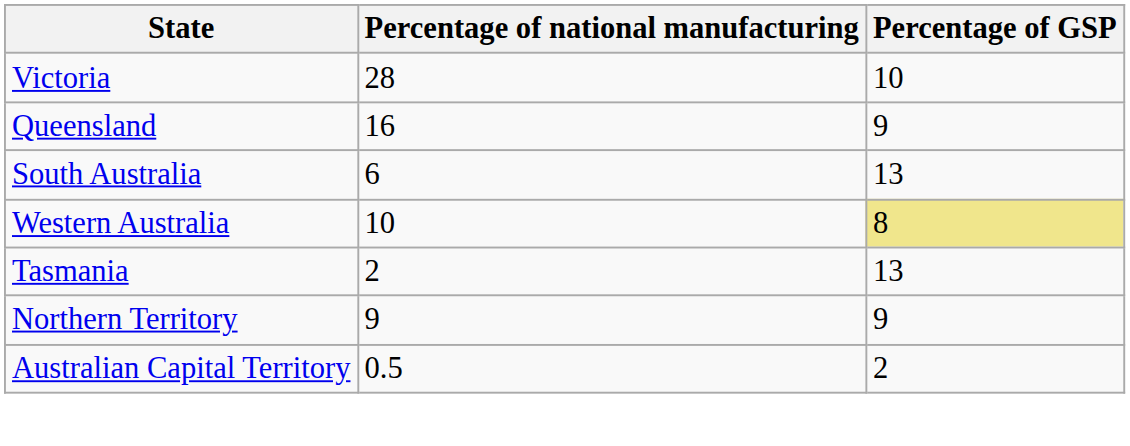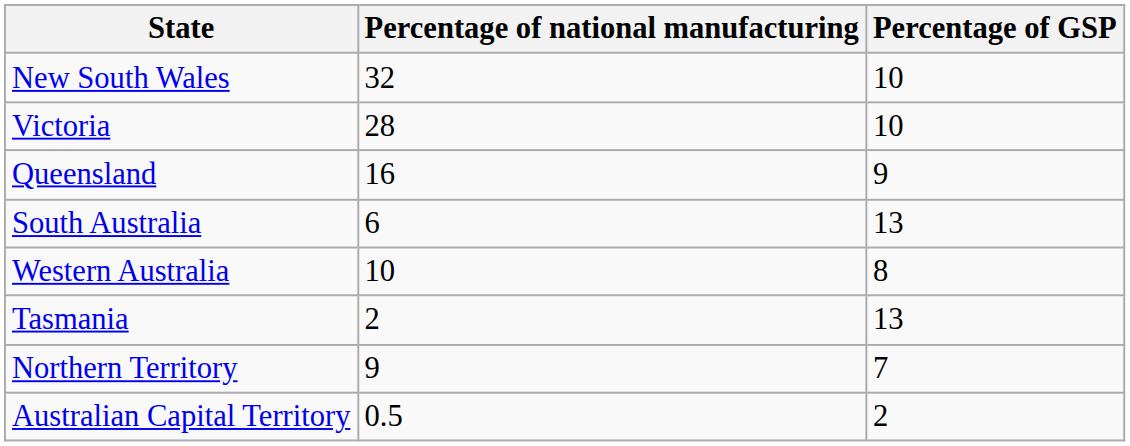+ row: (121, 77)
(881, 222) khaki background -> (881, 271) no background
(881, 319) 9 -> (881, 367) 7
